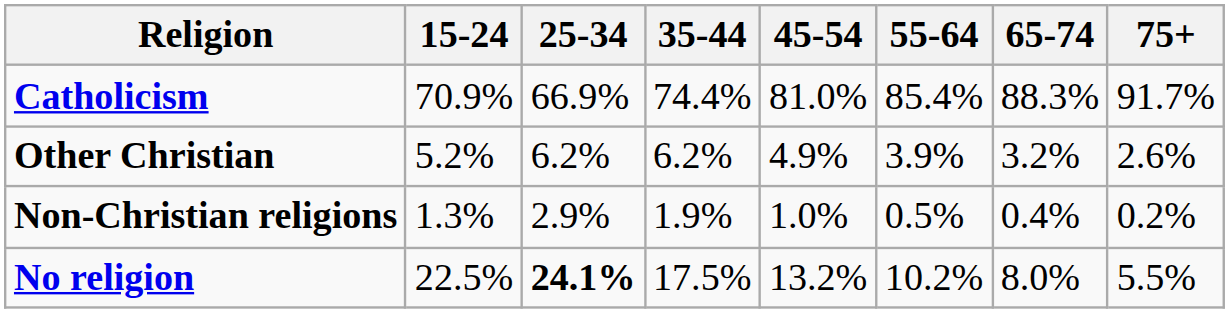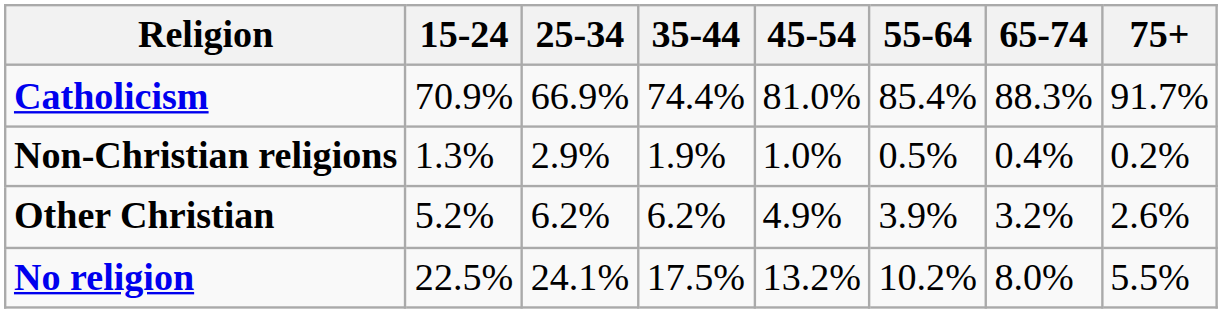rows swapped: (144, 155) <-> (206, 215)
(583, 276) bold -> (580, 276) normal
